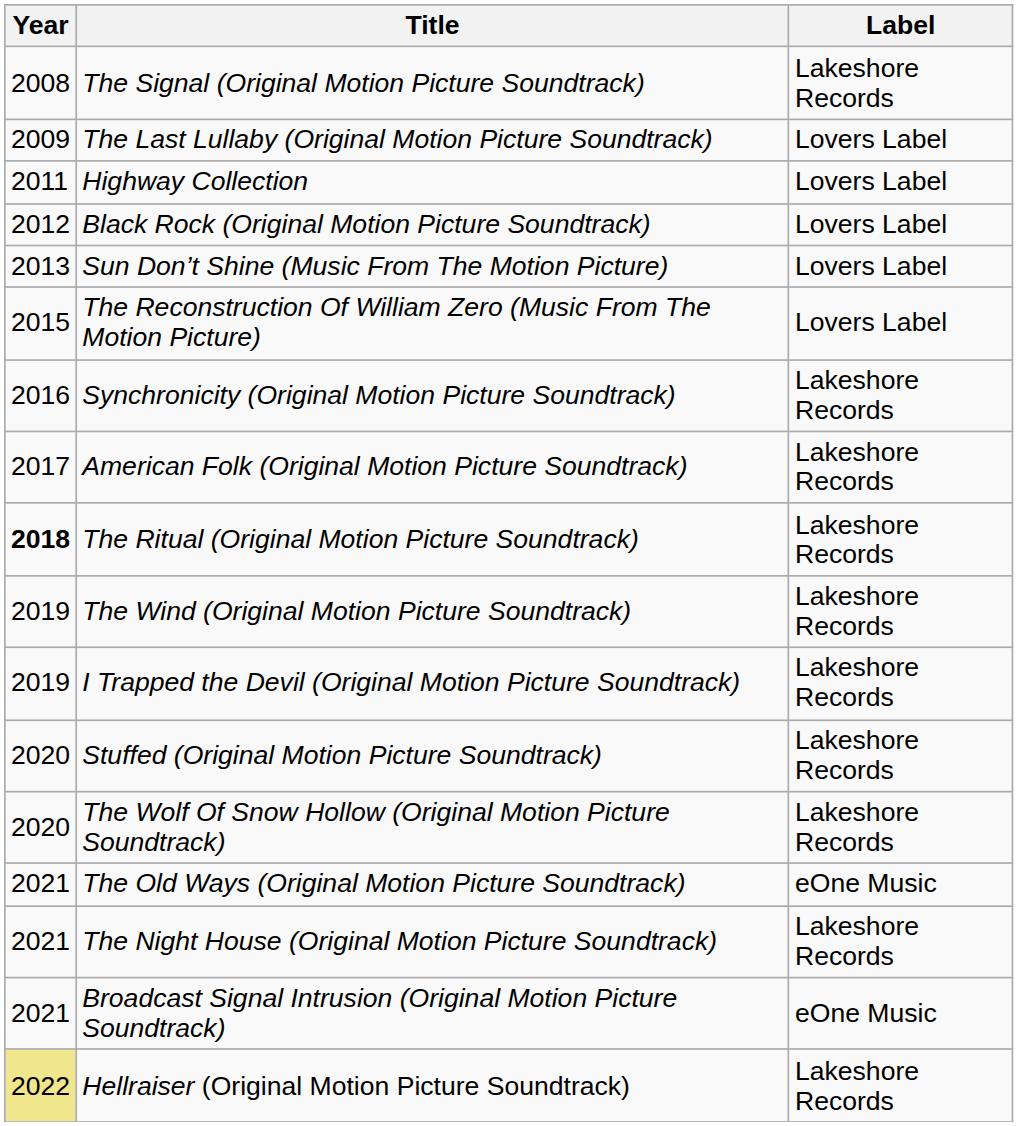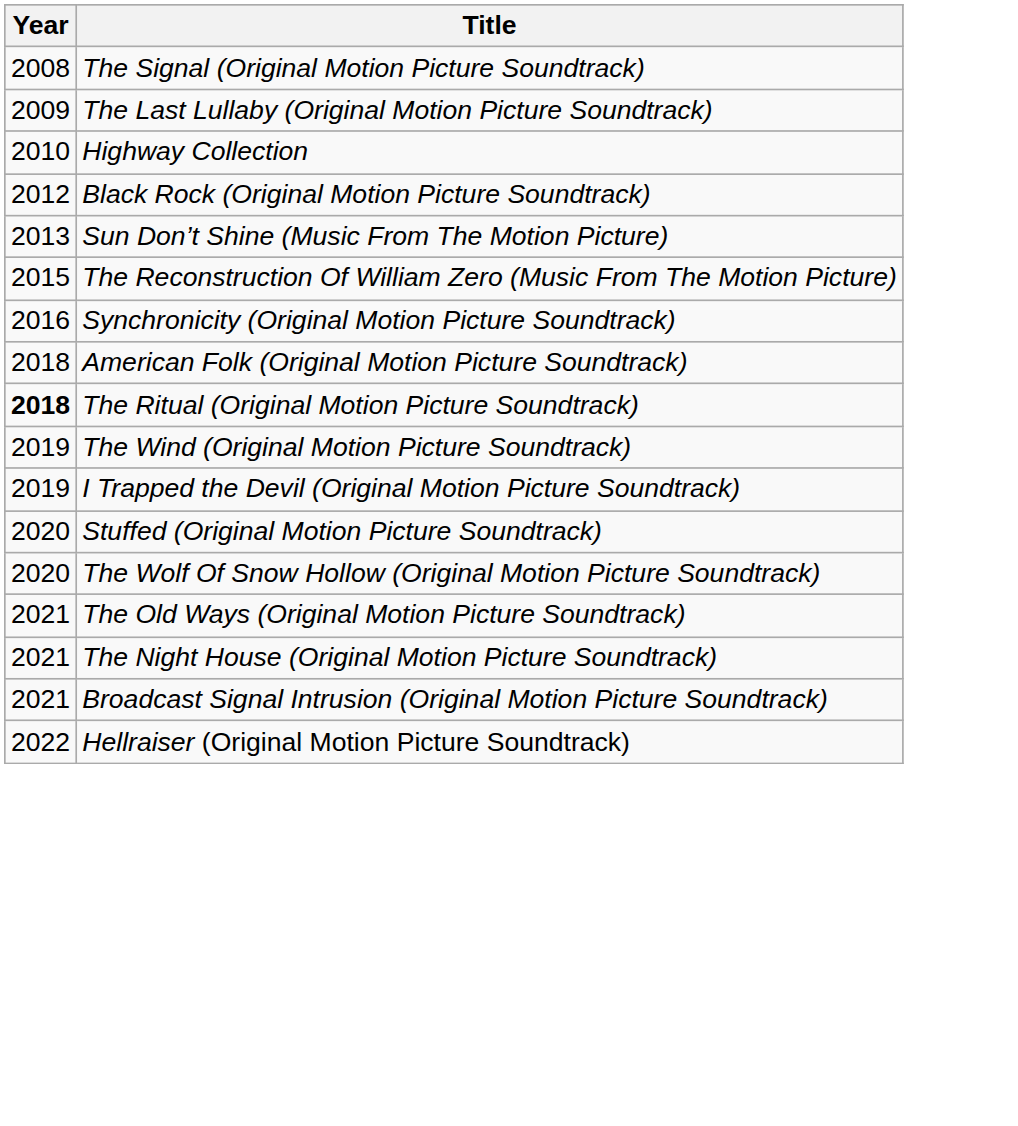- column: (901, 25)
(40, 181) 2011 -> (40, 151) 2010
(40, 467) 2017 -> (40, 362) 2018
(40, 1085) khaki background -> (40, 741) no background
